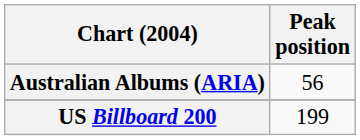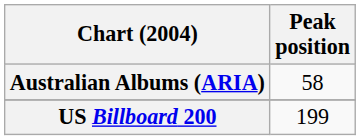(313, 81) 56 -> (313, 81) 58
